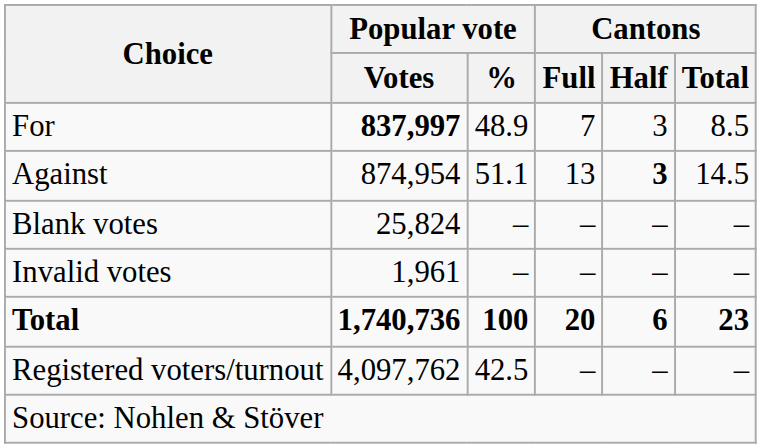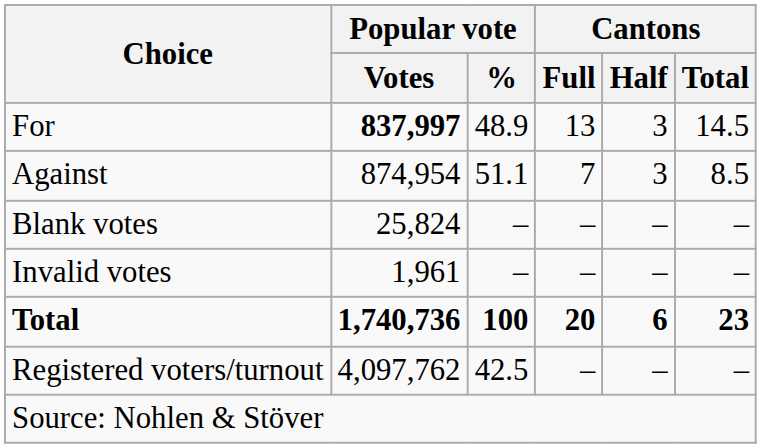(588, 126) 7 -> (580, 126) 13
(730, 126) 8.5 -> (722, 126) 14.5
(580, 175) 13 -> (588, 175) 7
(660, 175) bold -> (660, 175) normal
(722, 175) 14.5 -> (730, 175) 8.5
